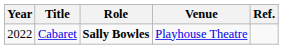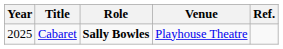(20, 34) 2022 -> (20, 34) 2025
